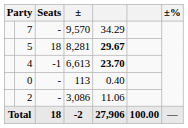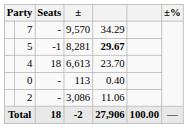(56, 47) 18 -> (57, 47) -1
(57, 64) -1 -> (56, 64) 18
(113, 64) bold -> (113, 64) normal
